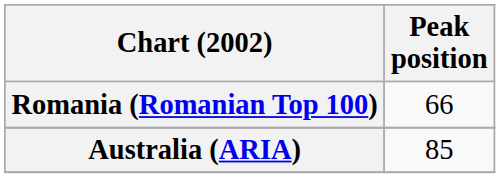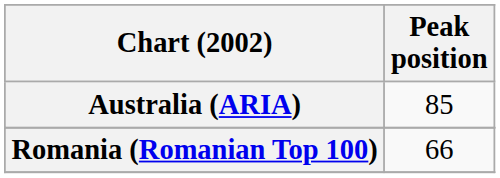rows swapped: (195, 149) <-> (195, 104)
